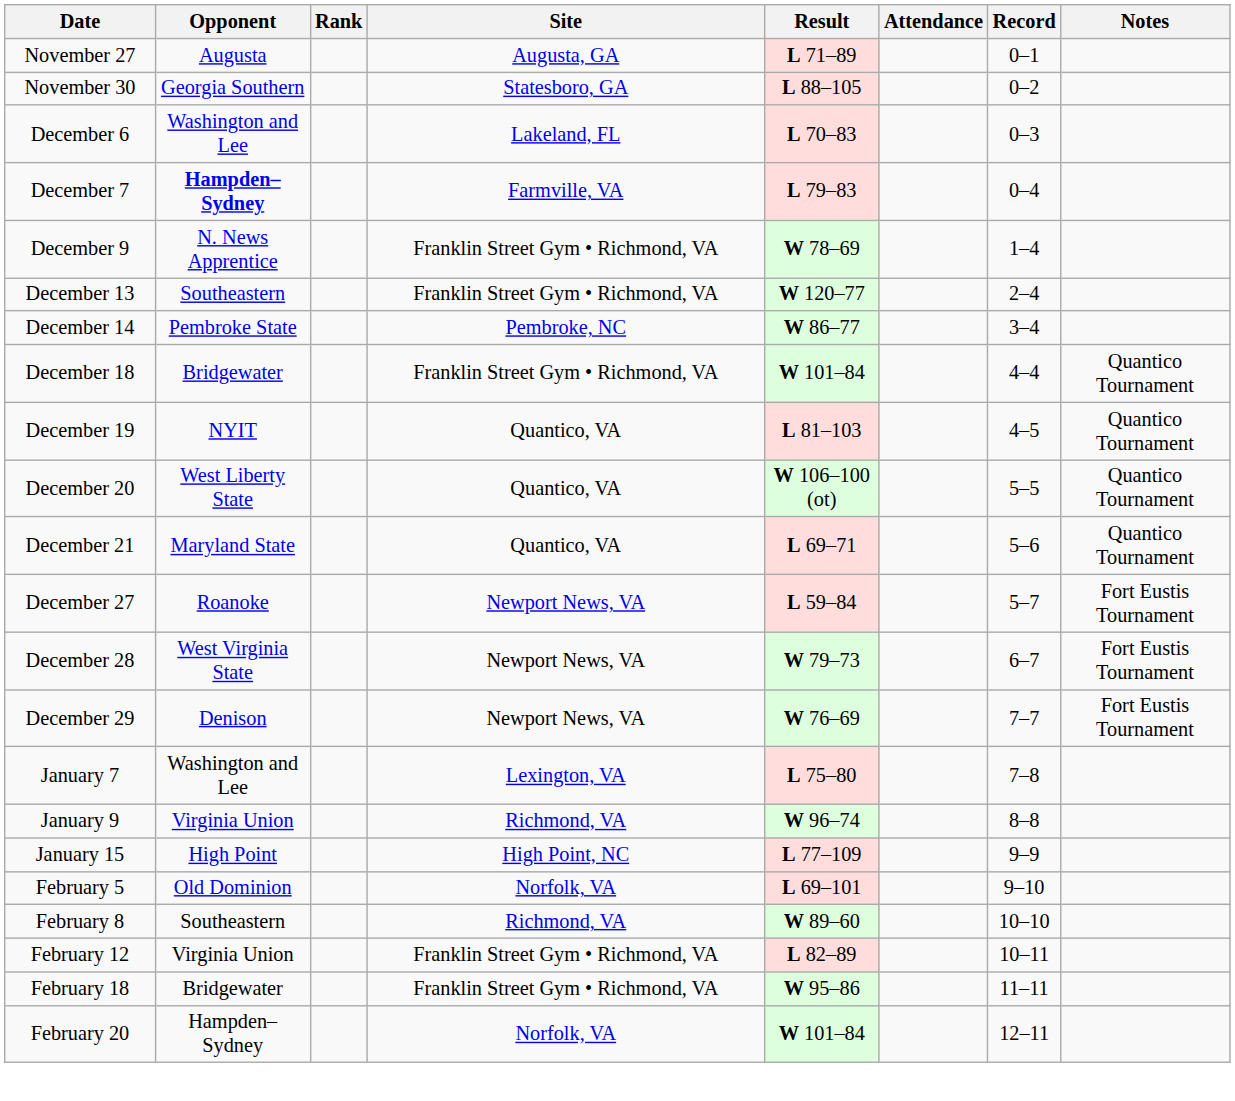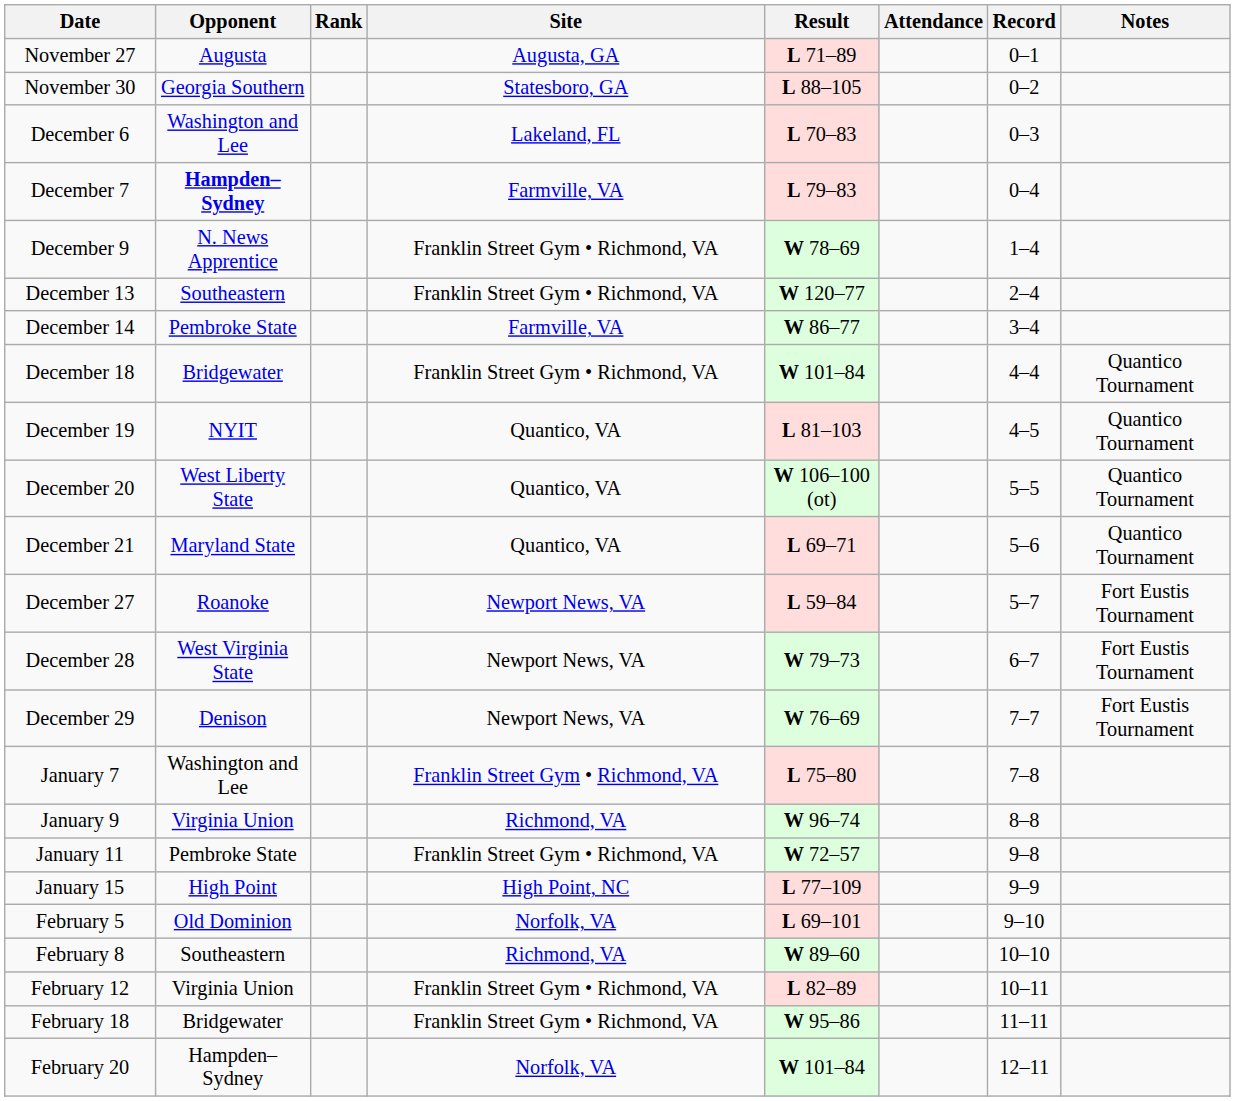(566, 327) Pembroke, NC -> (566, 327) Farmville, VA
(566, 775) Lexington, VA -> (566, 775) Franklin Street Gym • Richmond, VA
+ row: (80, 854)
